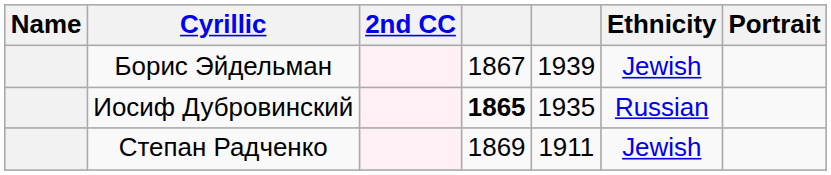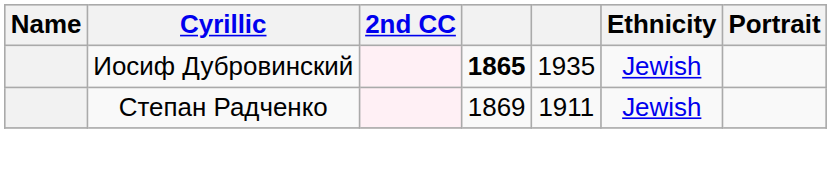- row: (223, 66)
(662, 107) Russian -> (662, 66) Jewish
